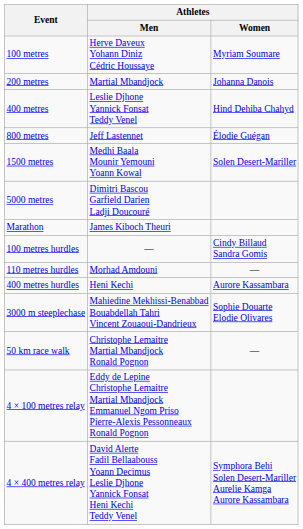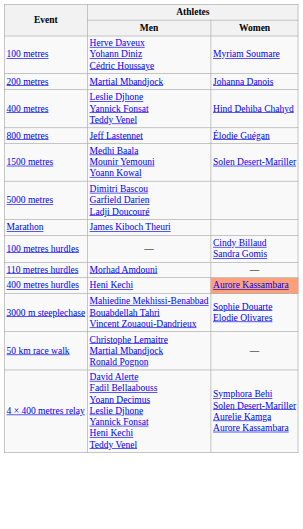(251, 286) no background -> (251, 286) lightsalmon background
- row: (46, 406)
